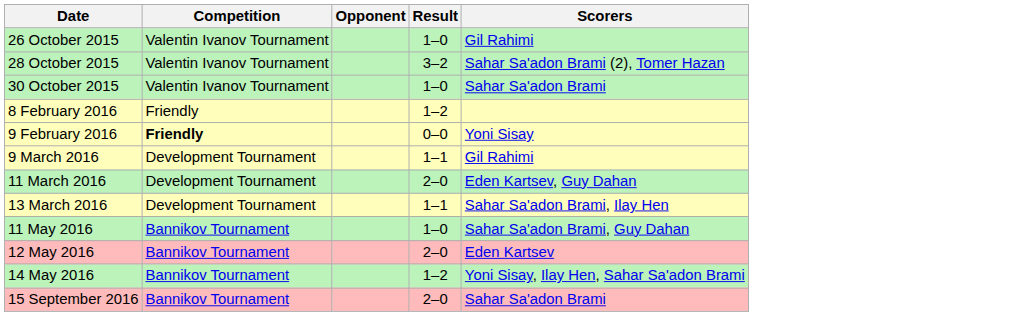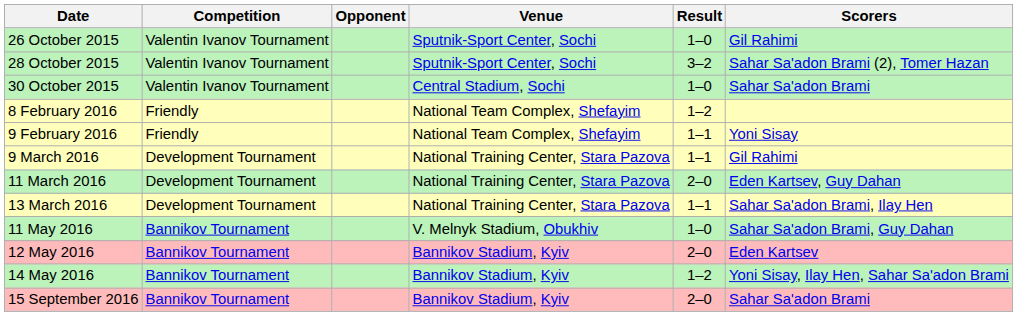+ column: (541, 16)
(174, 134) bold -> (172, 134) normal
(435, 134) 0–0 -> (699, 134) 1–1
